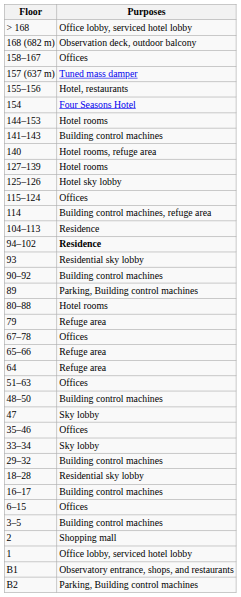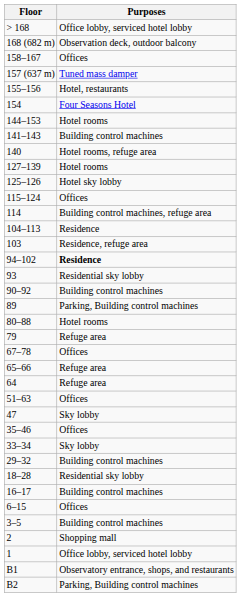+ row: (14, 244)
- row: (19, 399)
